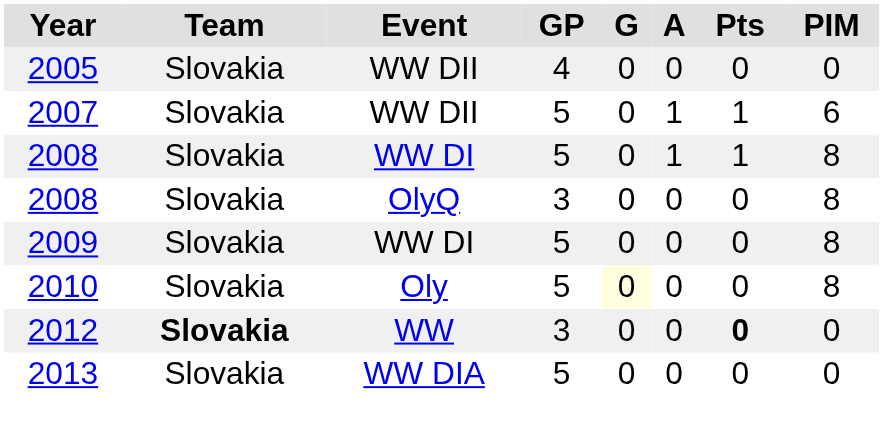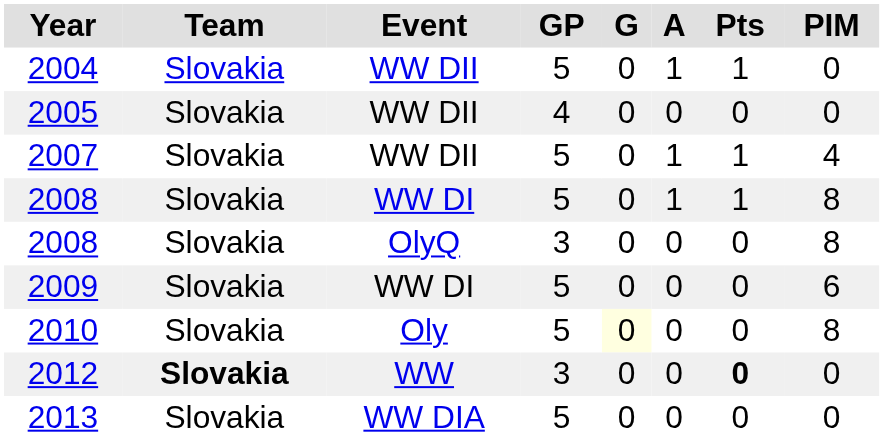+ row: (63, 68)
(832, 112) 6 -> (832, 155) 4
(832, 243) 8 -> (832, 286) 6
